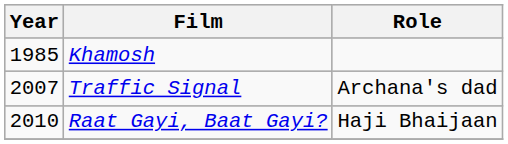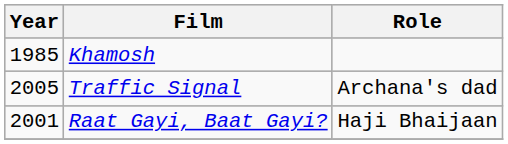(34, 88) 2007 -> (34, 88) 2005
(34, 122) 2010 -> (34, 122) 2001
